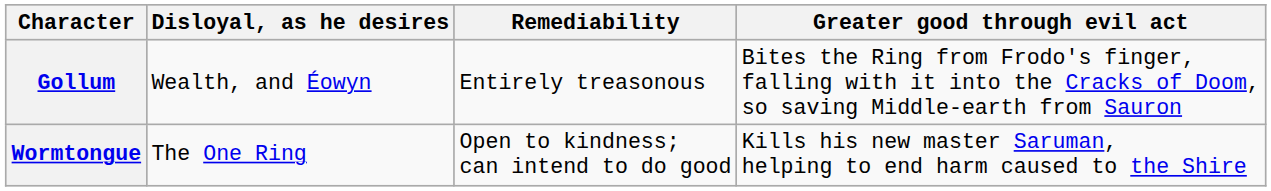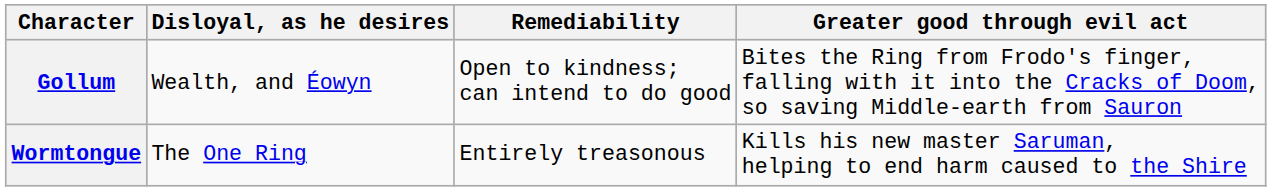(583, 82) Entirely treasonous -> (596, 82) Open to kindness; can intend to do good
(596, 155) Open to kindness; can intend to do good -> (583, 155) Entirely treasonous
